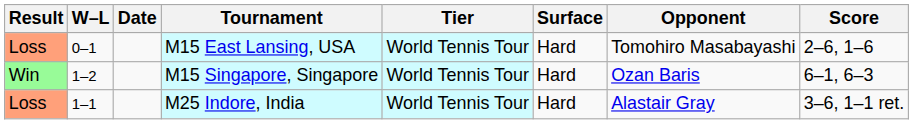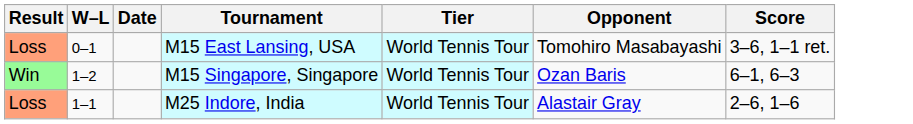- column: (570, 18)
(839, 47) 2–6, 1–6 -> (780, 47) 3–6, 1–1 ret.
(854, 103) 3–6, 1–1 ret. -> (765, 103) 2–6, 1–6
